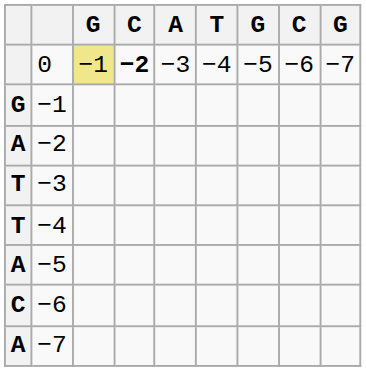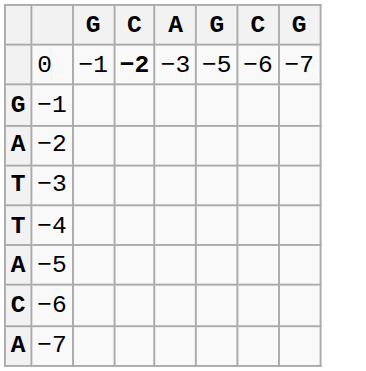- column: (217, 25)
(93, 65) khaki background -> (93, 65) no background
